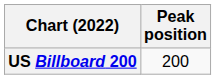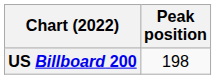(176, 61) 200 -> (176, 61) 198
